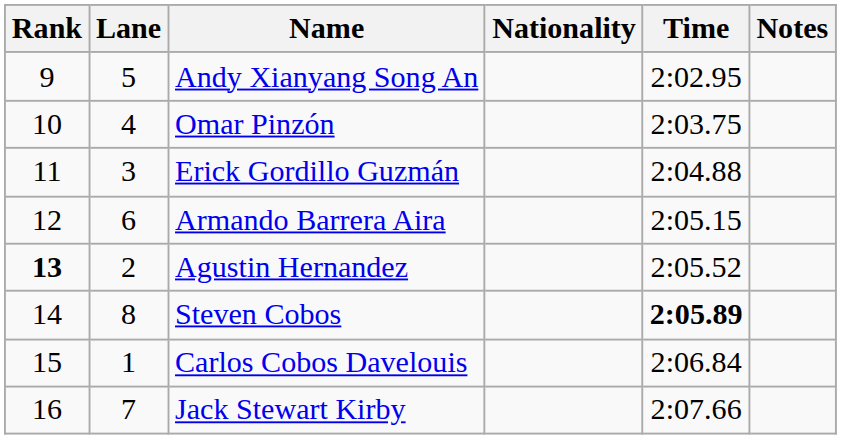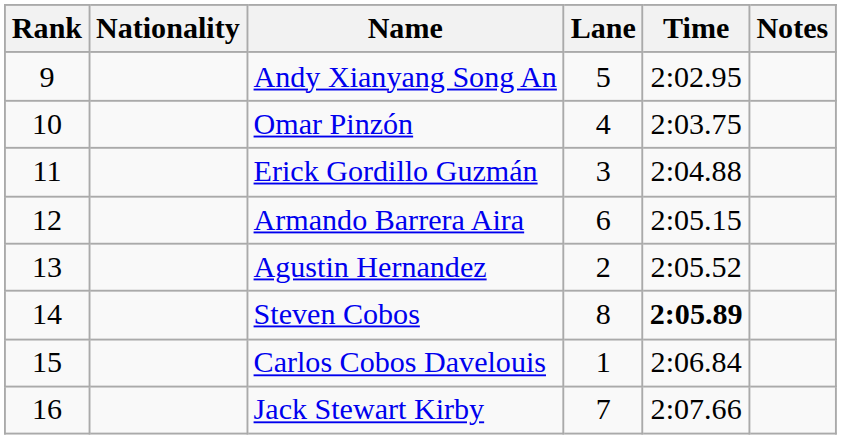columns swapped: (129, 28) <-> (564, 28)
(47, 266) bold -> (47, 266) normal
